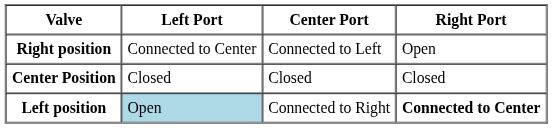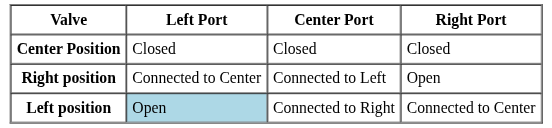rows swapped: (64, 49) <-> (64, 78)
(471, 107) bold -> (471, 107) normal
